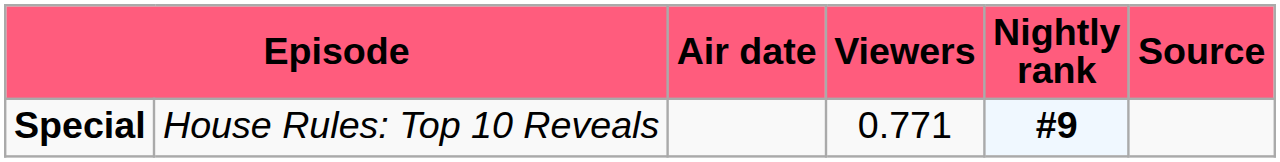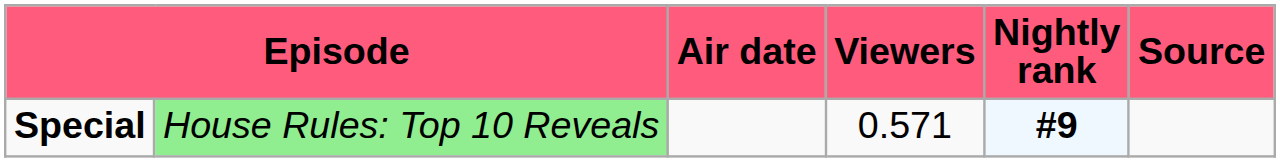(411, 126) no background -> (411, 126) lightgreen background
(905, 126) 0.771 -> (905, 126) 0.571
